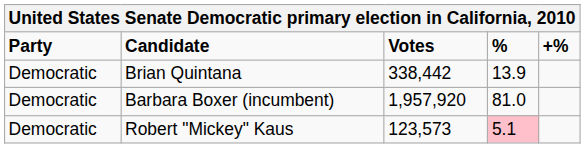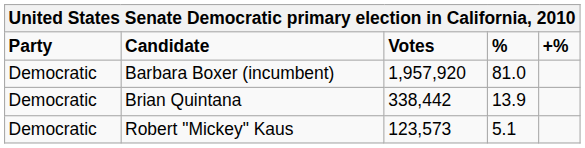rows swapped: (230, 101) <-> (183, 73)
(504, 128) pink background -> (504, 128) no background
